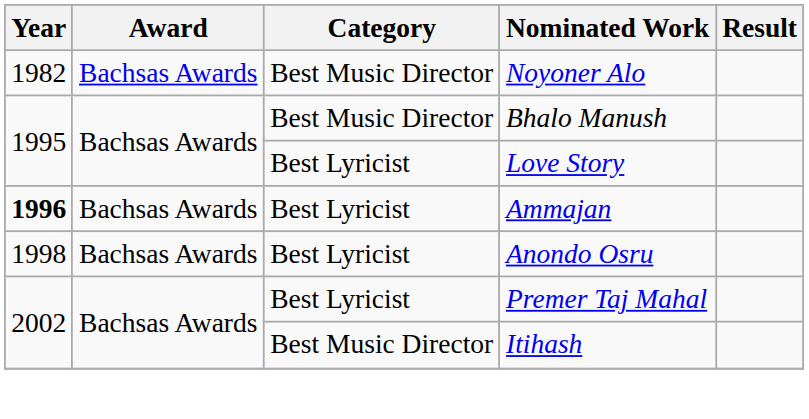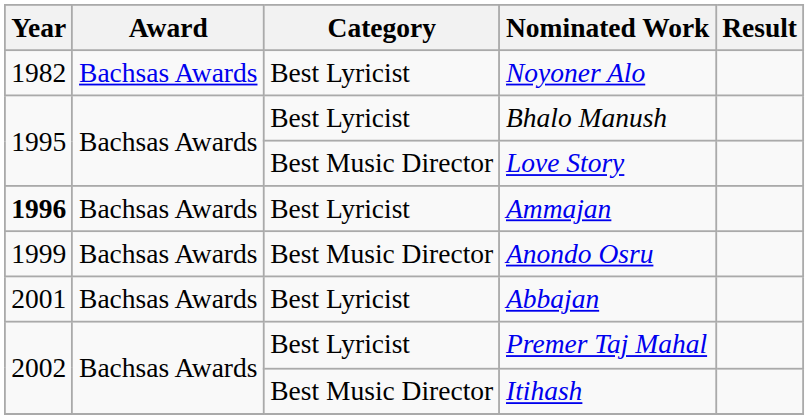(382, 72) Best Music Director -> (340, 72) Best Lyricist
(382, 118) Best Music Director -> (340, 118) Best Lyricist
(340, 163) Best Lyricist -> (382, 163) Best Music Director
(39, 254) 1998 -> (39, 254) 1999
(340, 254) Best Lyricist -> (382, 254) Best Music Director
+ row: (553, 299)
